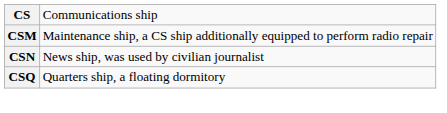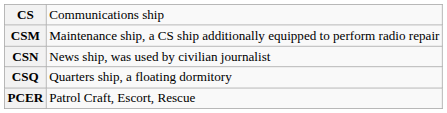+ row: (25, 98)
